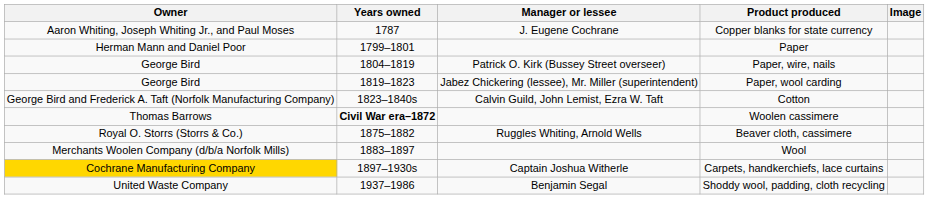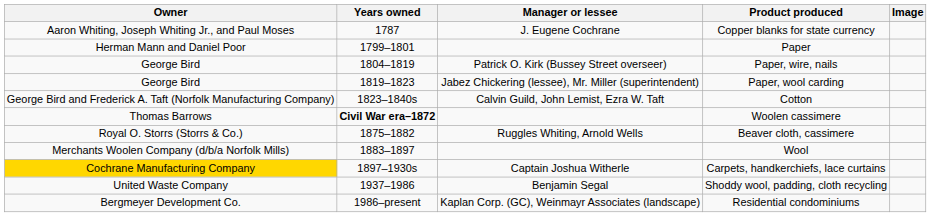+ row: (796, 202)
